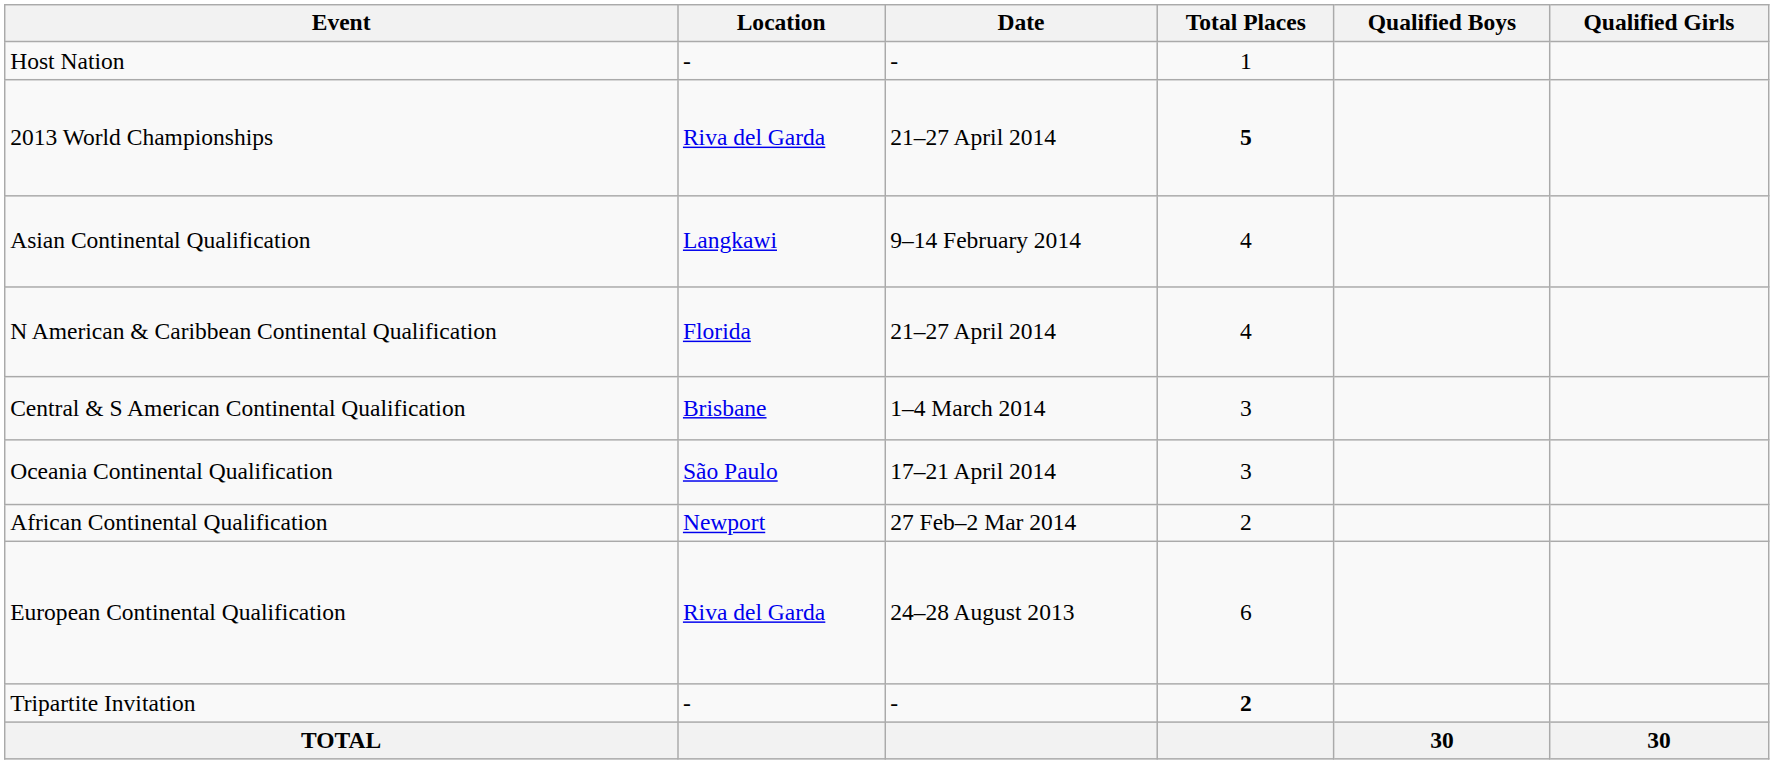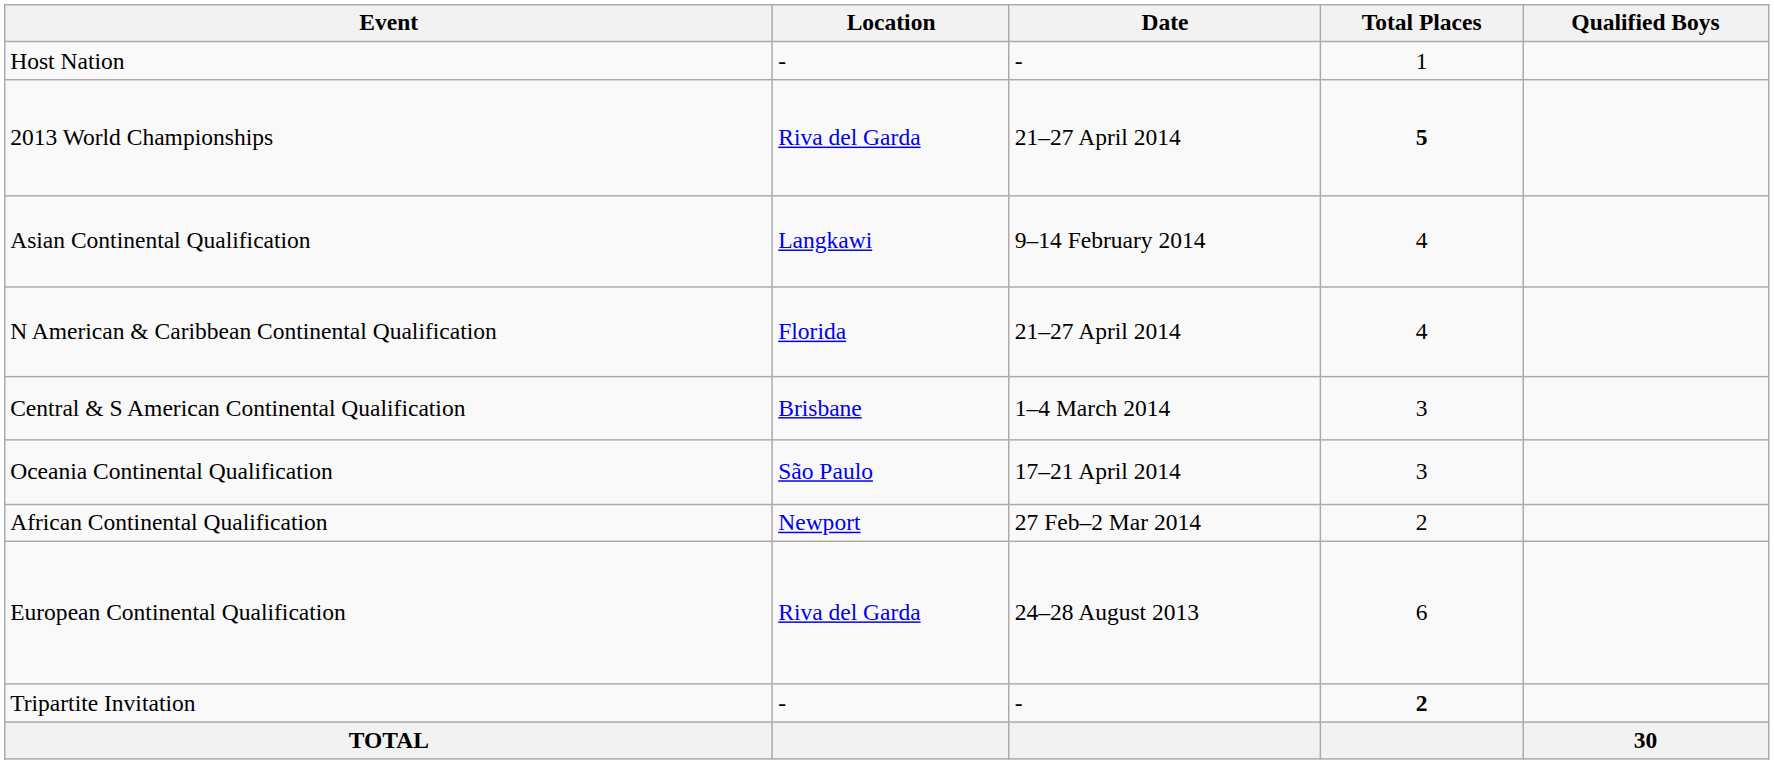- column: (1659, 23)
